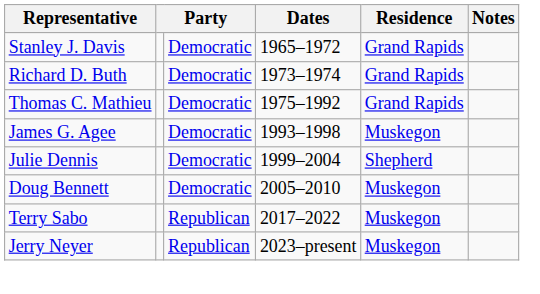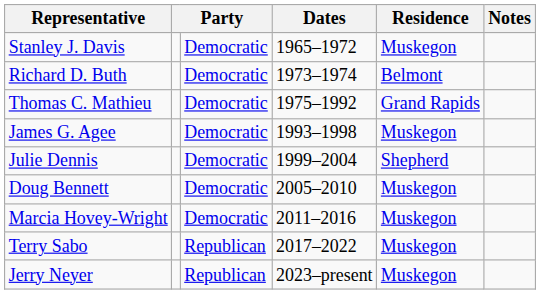(414, 47) Grand Rapids -> (419, 47) Muskegon
(414, 75) Grand Rapids -> (412, 75) Belmont
+ row: (88, 217)
